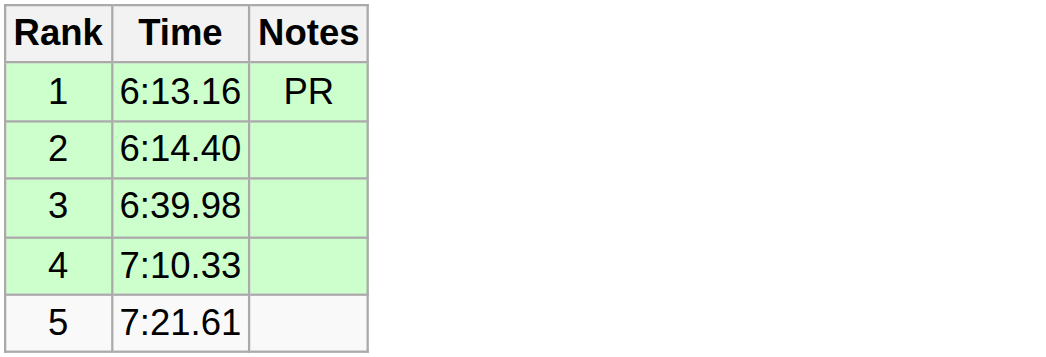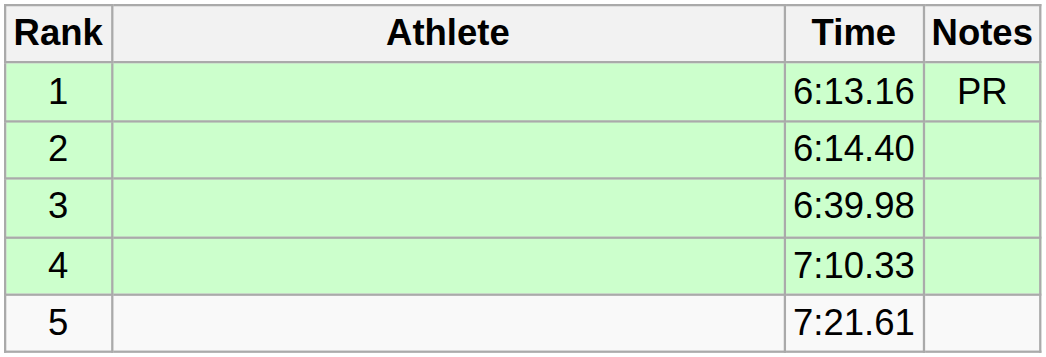+ column: (448, 33)
